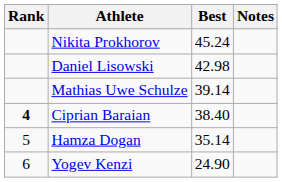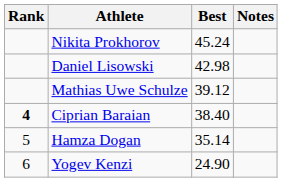(212, 90) 39.14 -> (212, 90) 39.12
